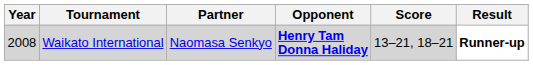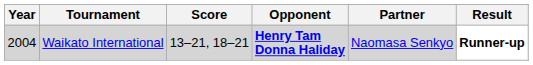columns swapped: (221, 15) <-> (414, 15)
(22, 43) 2008 -> (22, 43) 2004
